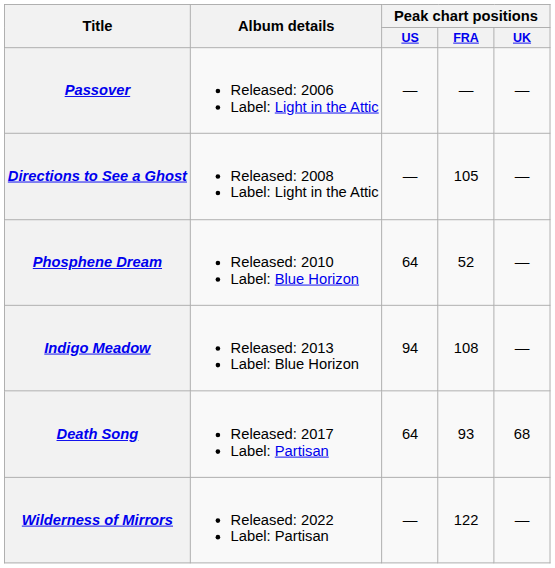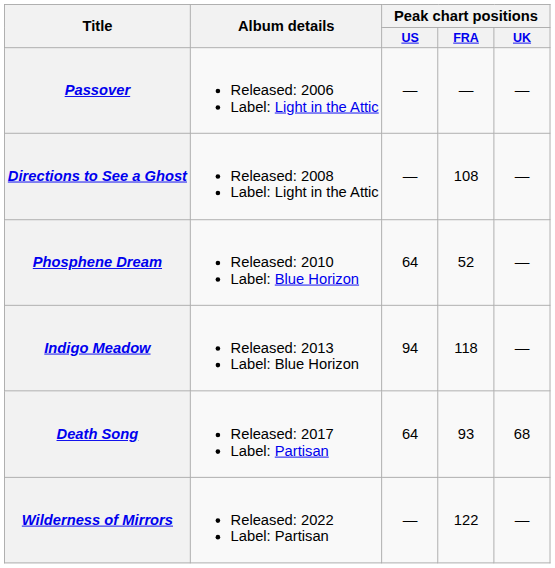(466, 176) 105 -> (466, 176) 108
(466, 348) 108 -> (466, 348) 118
